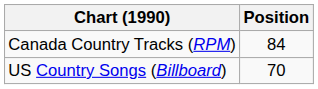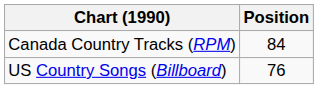(276, 70) 70 -> (276, 70) 76
